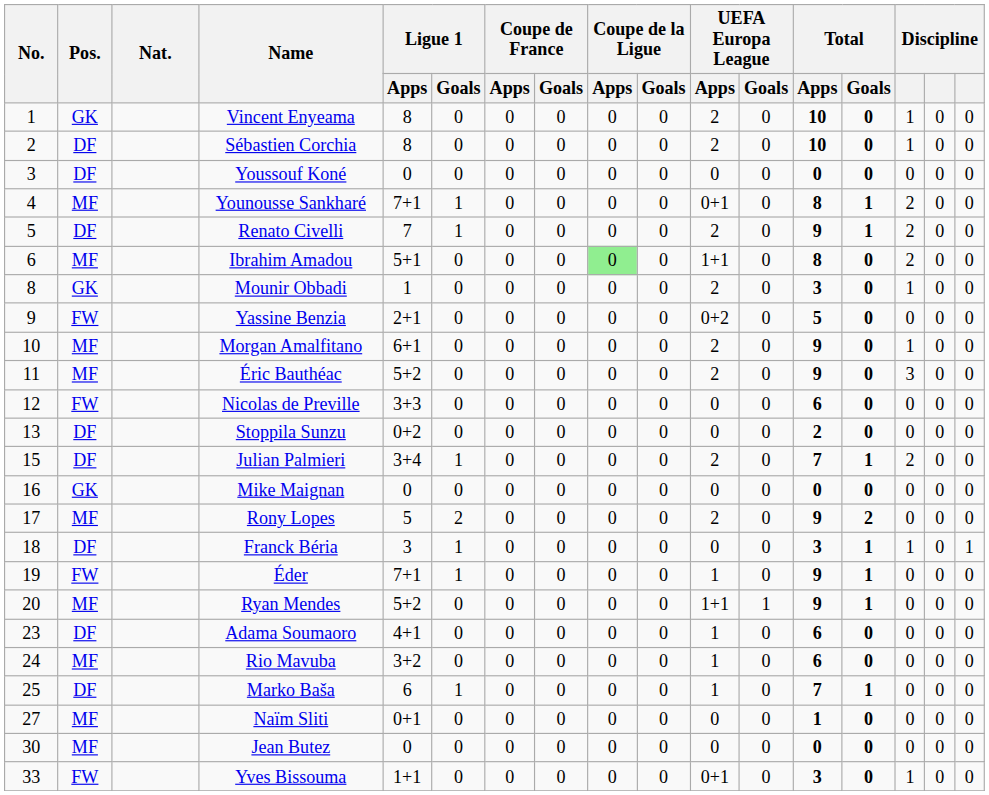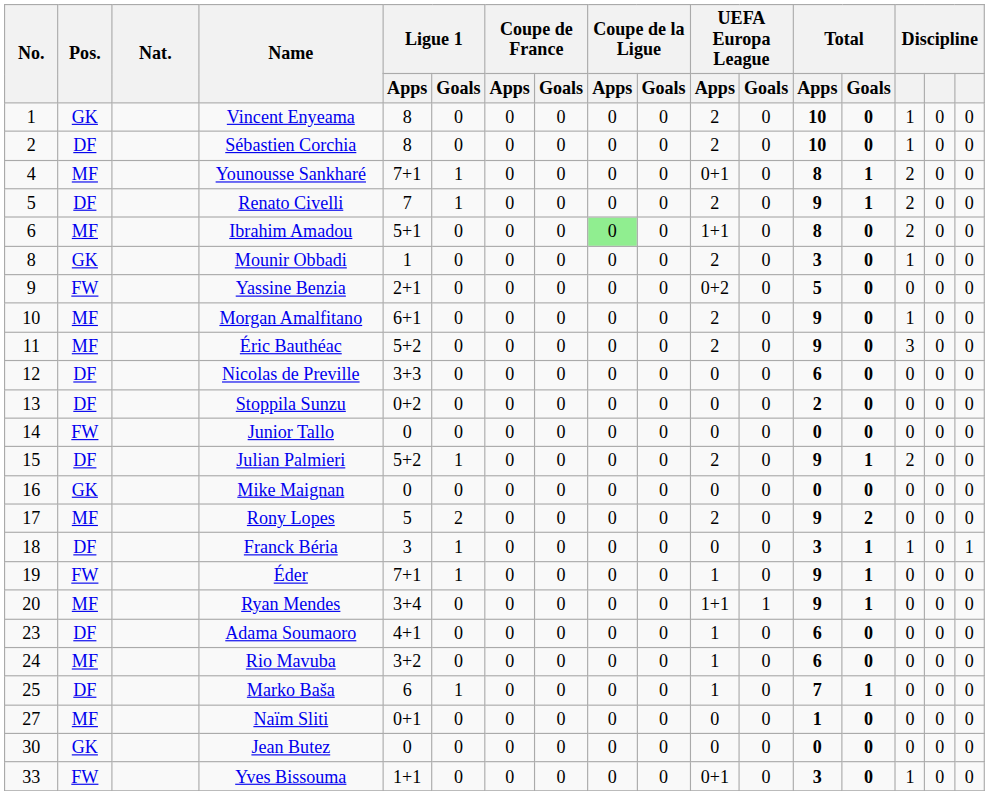- row: (291, 174)
(85, 403) FW -> (85, 374) DF
+ row: (291, 432)
(407, 460) 3+4 -> (407, 460) 5+2
(817, 460) 7 -> (817, 460) 9
(407, 604) 5+2 -> (407, 604) 3+4
(85, 747) MF -> (85, 747) GK
